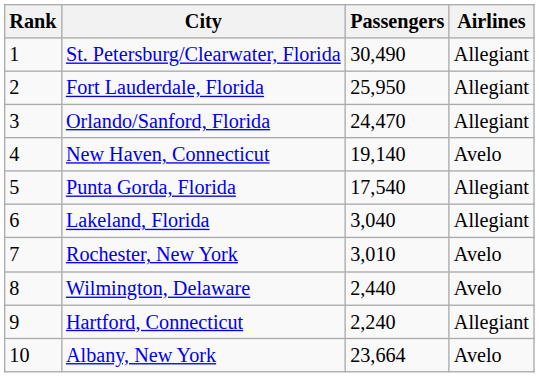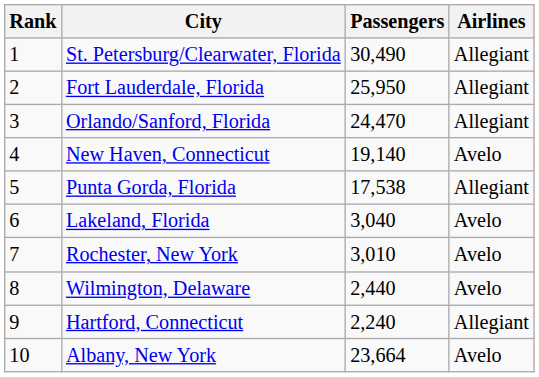(378, 188) 17,540 -> (378, 188) 17,538
(491, 221) Allegiant -> (478, 221) Avelo
